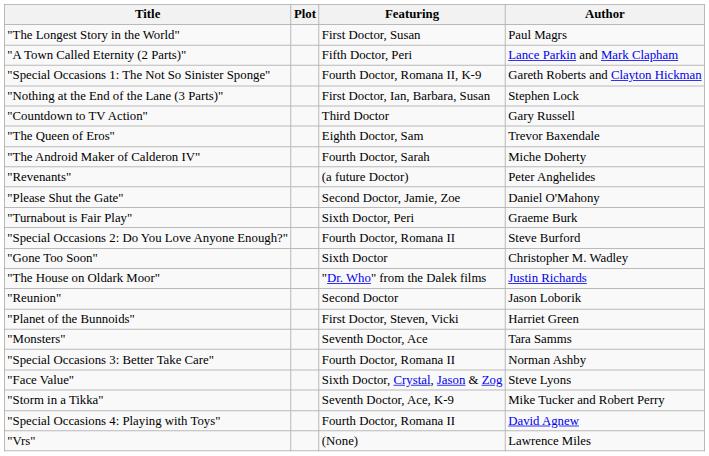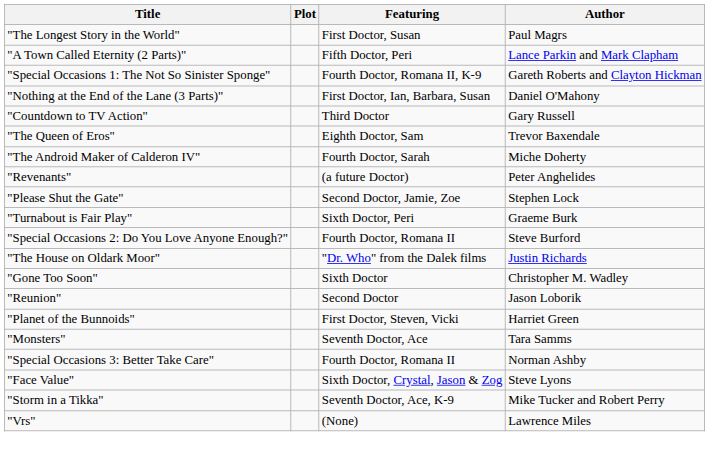(544, 95) Stephen Lock -> (554, 95) Daniel O'Mahony
(554, 197) Daniel O'Mahony -> (544, 197) Stephen Lock
rows swapped: (84, 278) <-> (53, 258)
- row: (114, 420)
